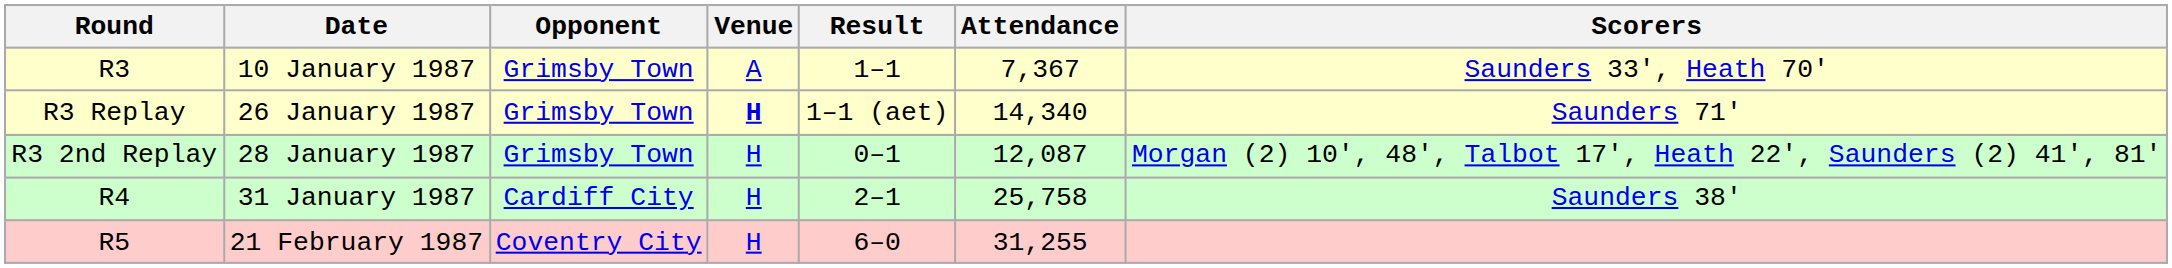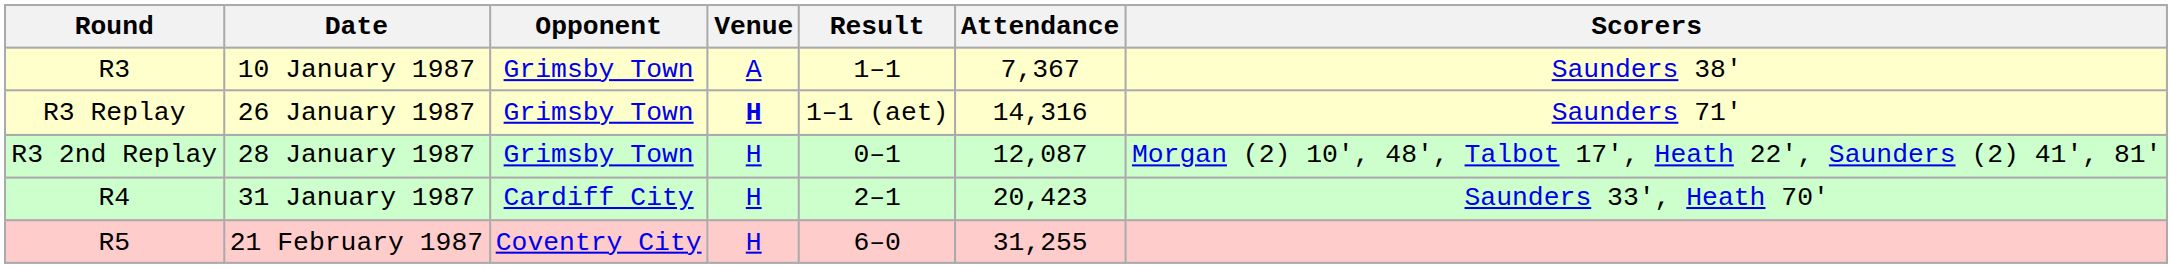(1647, 70) Saunders 33', Heath 70' -> (1647, 70) Saunders 38'
(1040, 113) 14,340 -> (1040, 113) 14,316
(1040, 199) 25,758 -> (1040, 199) 20,423
(1647, 199) Saunders 38' -> (1647, 199) Saunders 33', Heath 70'
